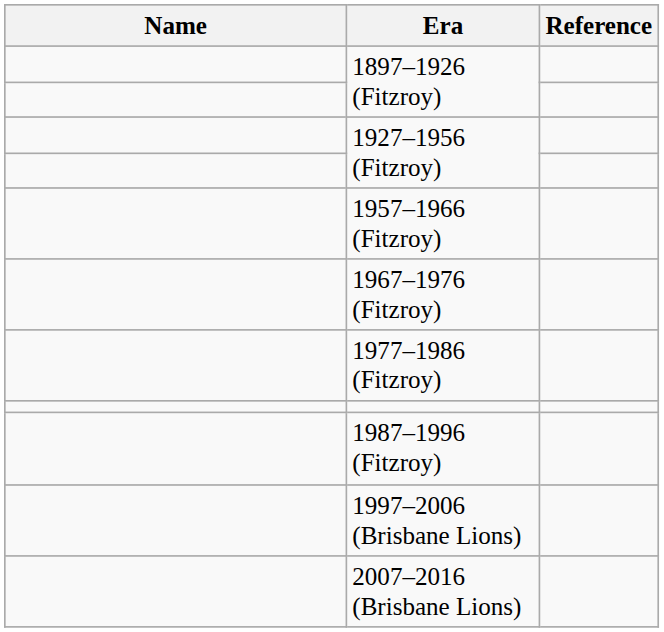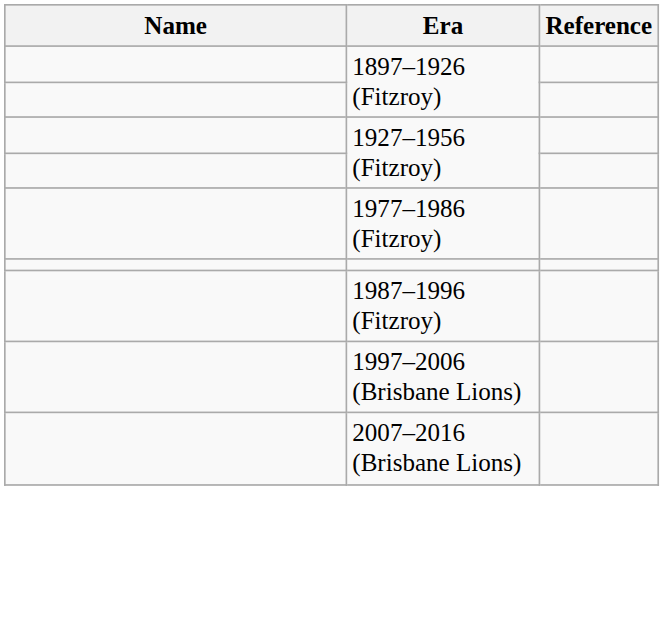- row: (176, 224)
- row: (176, 295)
